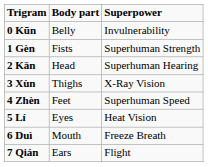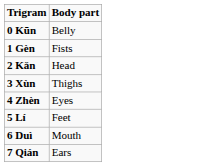- column: (133, 13)
(61, 100) Feet -> (62, 100) Eyes
(62, 118) Eyes -> (61, 118) Feet
